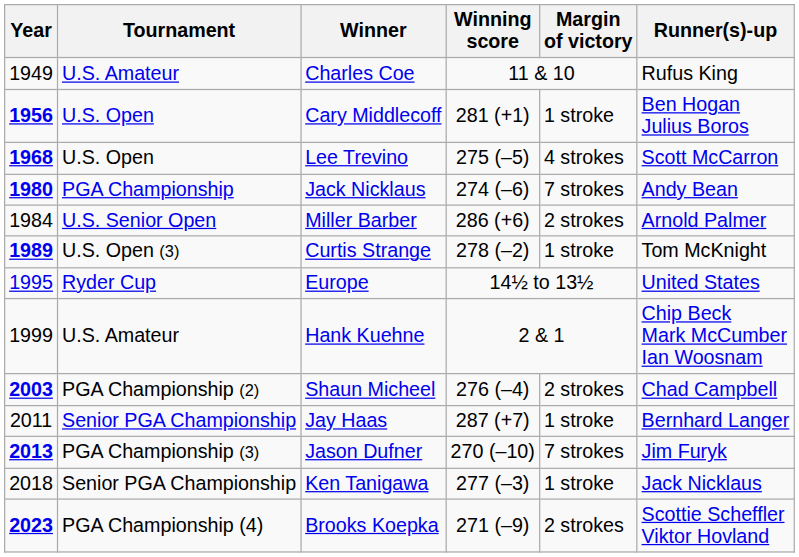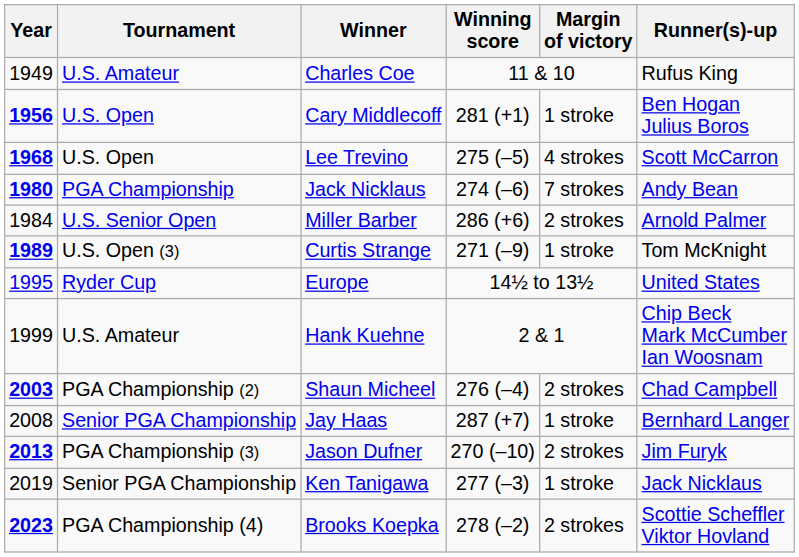(493, 251) 278 (–2) -> (493, 251) 271 (–9)
(31, 420) 2011 -> (31, 420) 2008
(584, 451) 7 strokes -> (584, 451) 2 strokes
(31, 483) 2018 -> (31, 483) 2019
(493, 525) 271 (–9) -> (493, 525) 278 (–2)
